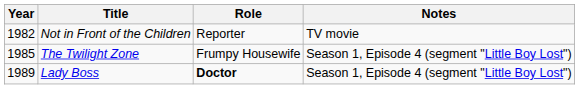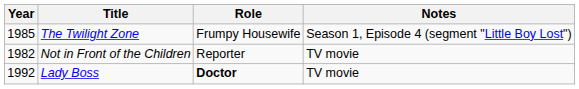rows swapped: (116, 34) <-> (90, 53)
(21, 73) 1989 -> (21, 73) 1992
(439, 73) Season 1, Episode 4 (segment "Little Boy Lost") -> (333, 73) TV movie
